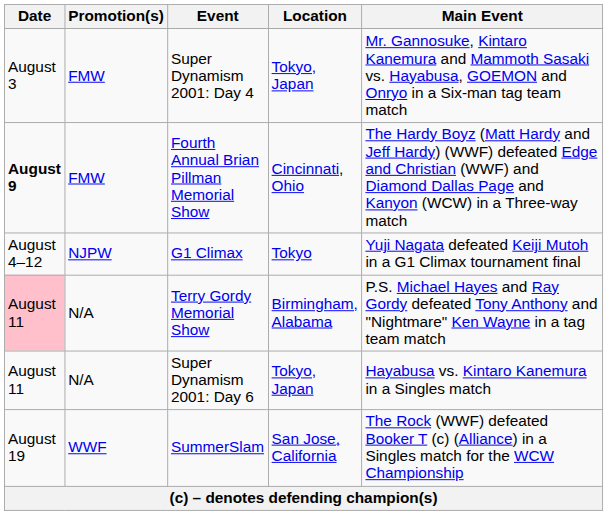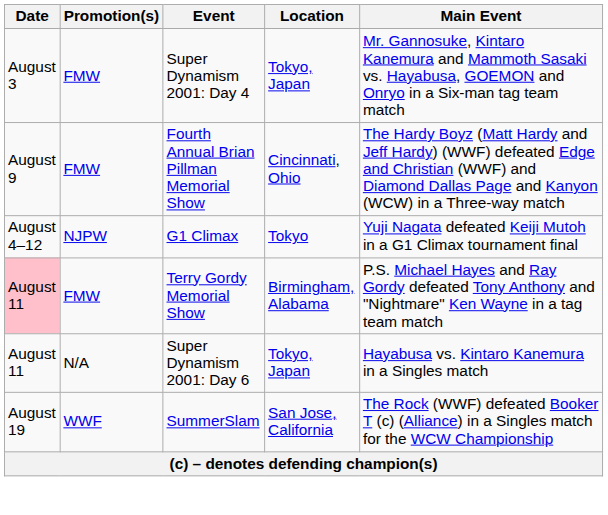(34, 177) bold -> (32, 169) normal
(81, 312) N/A -> (82, 295) FMW
